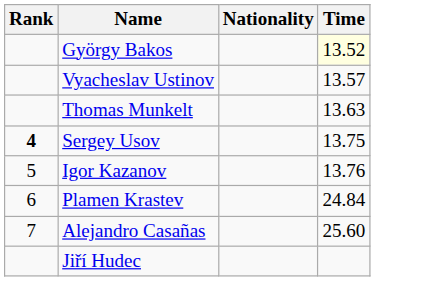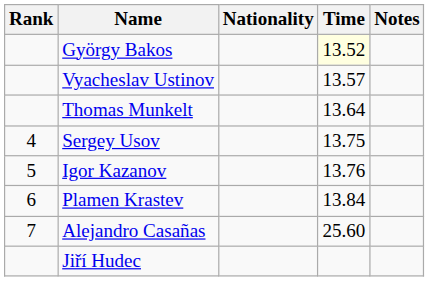+ column: (397, 19)
(344, 110) 13.63 -> (344, 110) 13.64
(31, 140) bold -> (31, 140) normal
(344, 200) 24.84 -> (344, 200) 13.84
